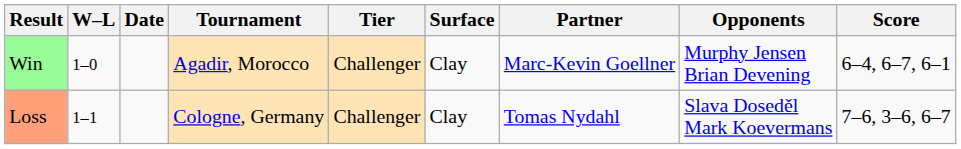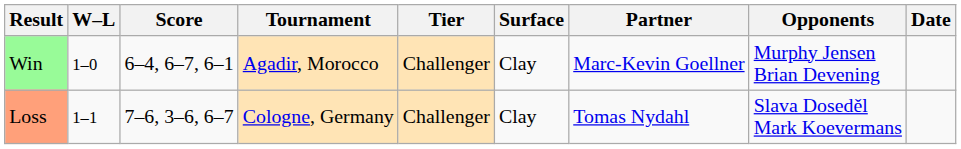columns swapped: (144, 20) <-> (896, 20)
